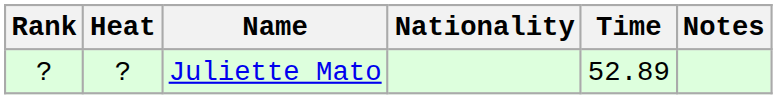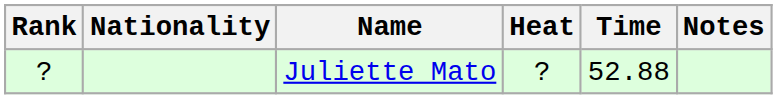columns swapped: (123, 27) <-> (485, 27)
(629, 72) 52.89 -> (629, 72) 52.88
